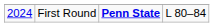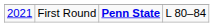(20, 13) 2024 -> (20, 13) 2021
